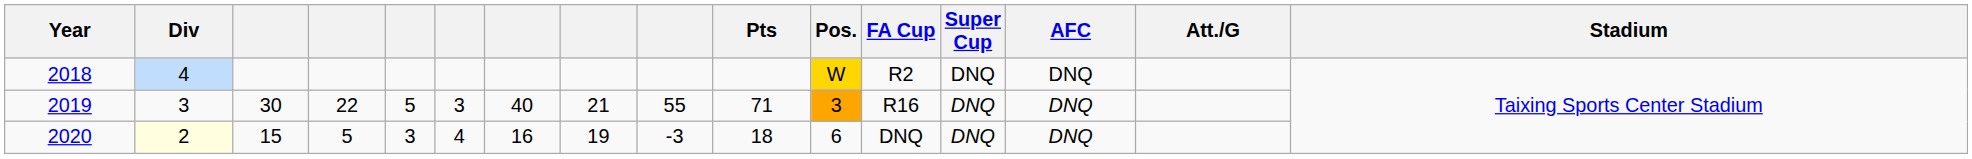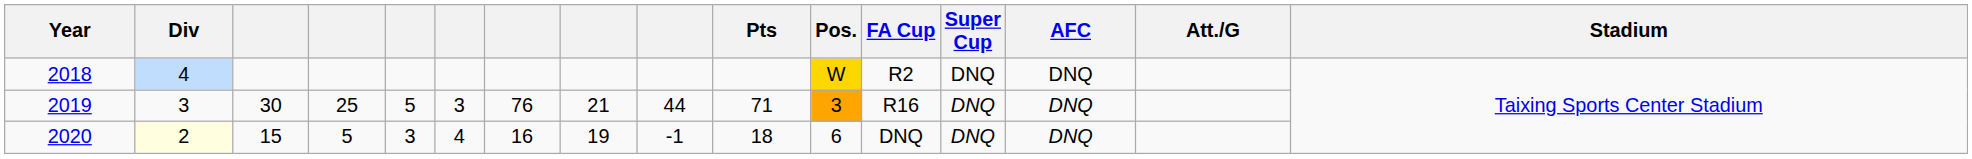(347, 105) 22 -> (347, 105) 25
(522, 105) 40 -> (522, 105) 76
(675, 105) 55 -> (675, 105) 44
(675, 136) -3 -> (675, 136) -1
